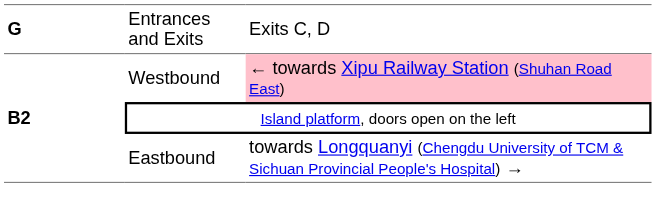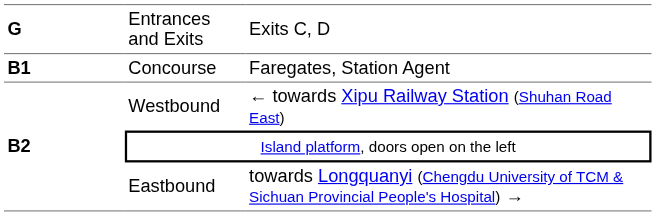+ row: (172, 67)
(430, 78) pink background -> (430, 106) no background
